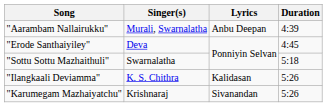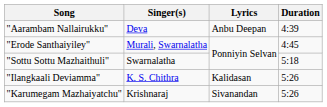(167, 29) Murali, Swarnalatha -> (137, 29) Deva
(137, 45) Deva -> (167, 45) Murali, Swarnalatha
